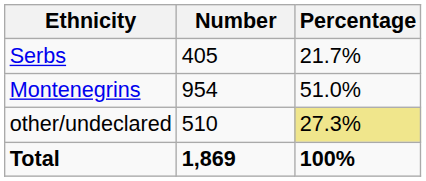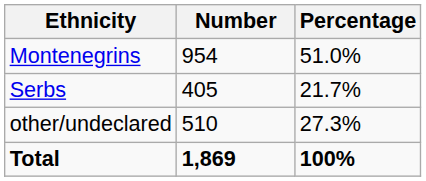rows swapped: (75, 90) <-> (38, 55)
(330, 124) khaki background -> (330, 124) no background
